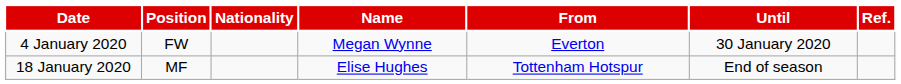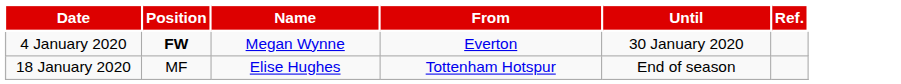- column: (254, 18)
(176, 44) normal -> (176, 44) bold
